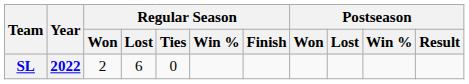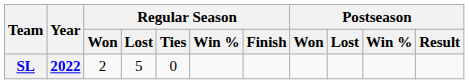(139, 66) 6 -> (139, 66) 5
